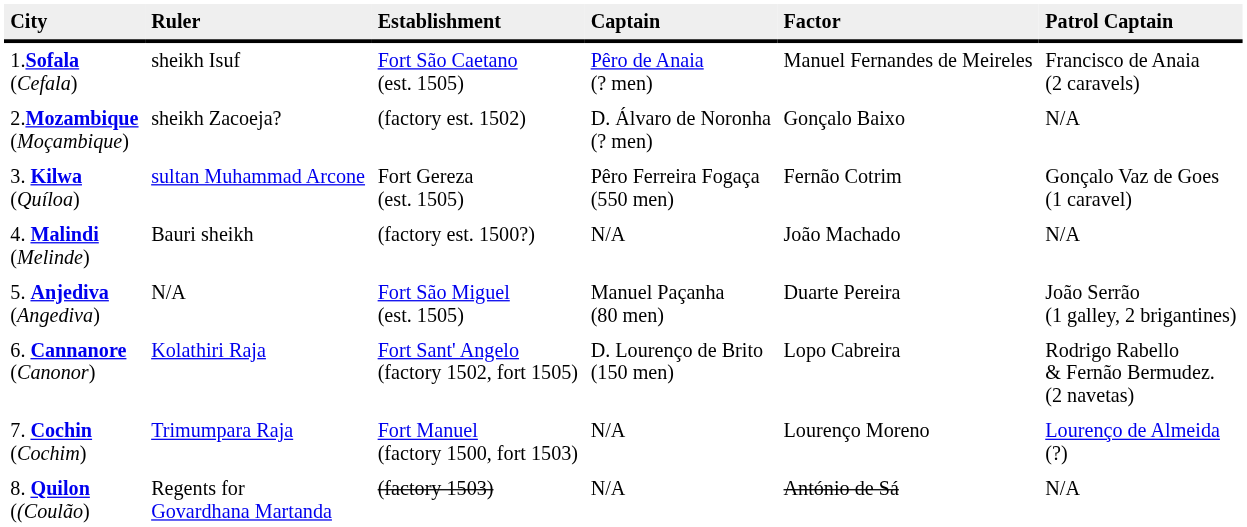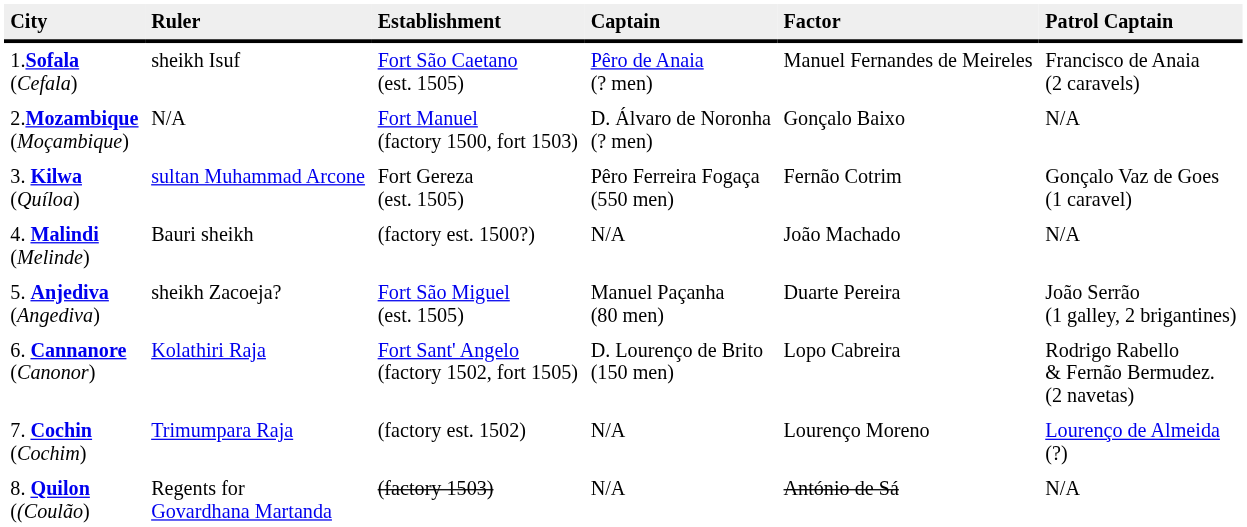(216, 118) sheikh Zacoeja? -> (169, 118) N/A
(452, 118) (factory est. 1502) -> (478, 129) Fort Manuel (factory 1500, fort 1503)
(169, 292) N/A -> (216, 292) sheikh Zacoeja?
(478, 442) Fort Manuel (factory 1500, fort 1503) -> (452, 431) (factory est. 1502)
